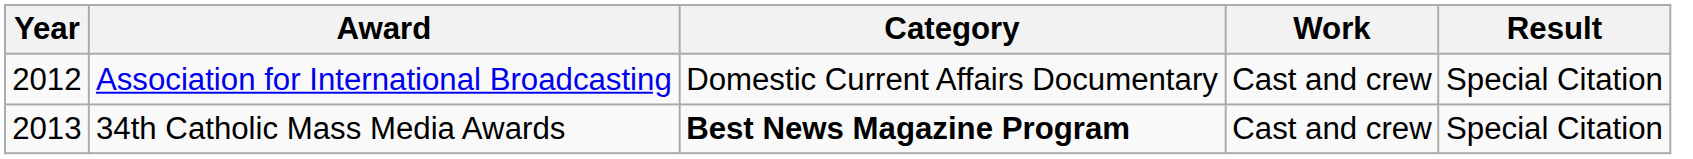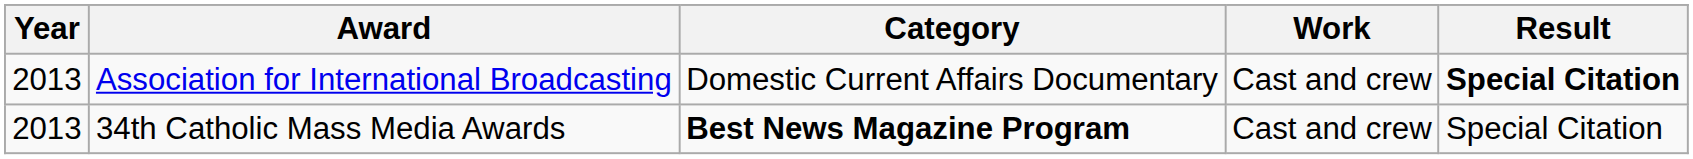(47, 78) 2012 -> (47, 78) 2013
(1554, 78) normal -> (1563, 78) bold
